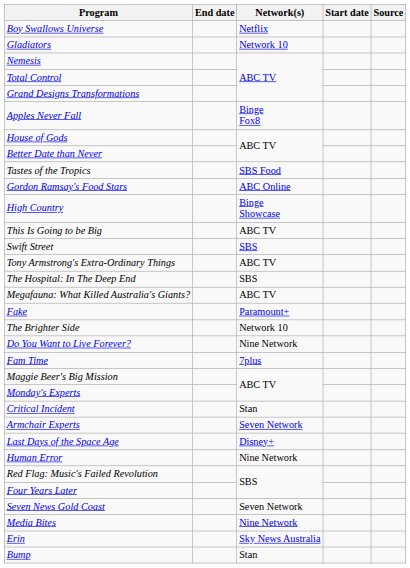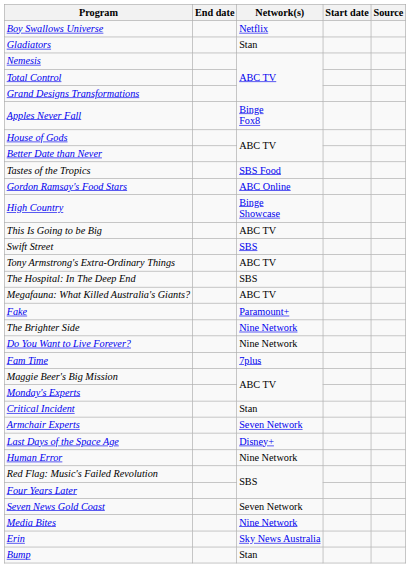(263, 45) Network 10 -> (248, 45) Stan
(263, 327) Network 10 -> (268, 327) Nine Network
